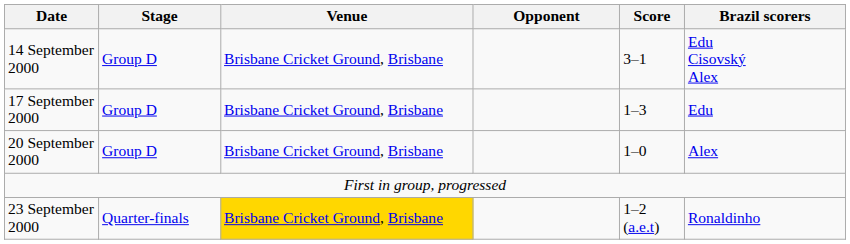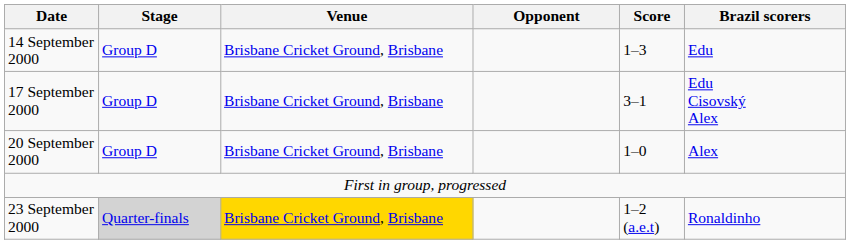(635, 58) 3–1 -> (635, 50) 1–3
(717, 58) Edu Cisovský Alex -> (700, 50) Edu
(635, 109) 1–3 -> (635, 100) 3–1
(700, 109) Edu -> (717, 100) Edu Cisovský Alex
(145, 218) no background -> (145, 218) lightgrey background
